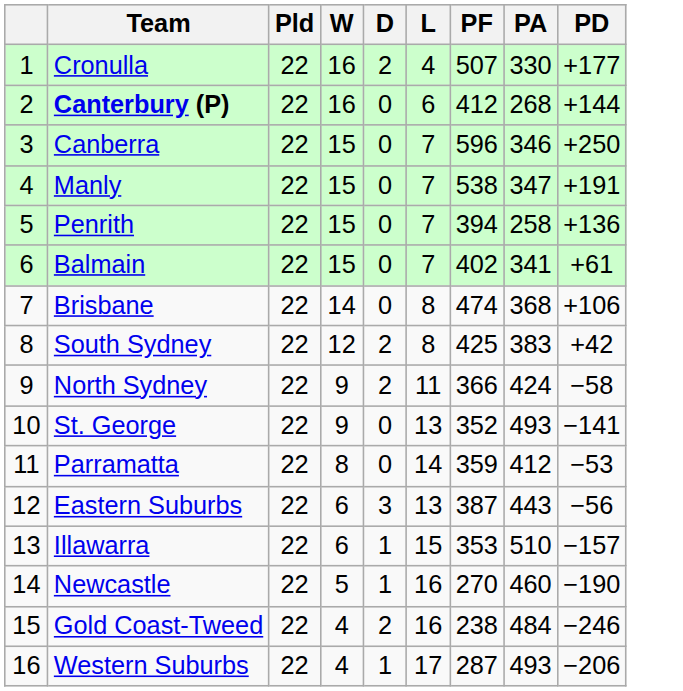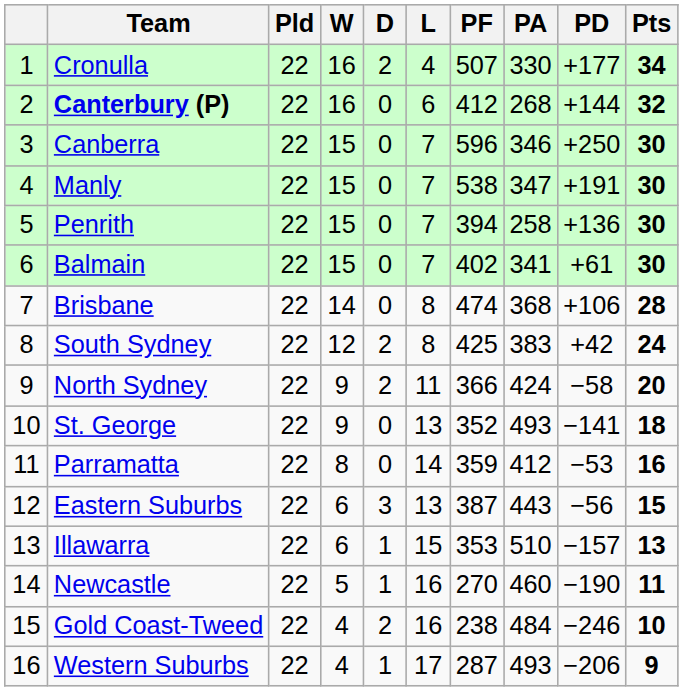+ column: (652, 24)
